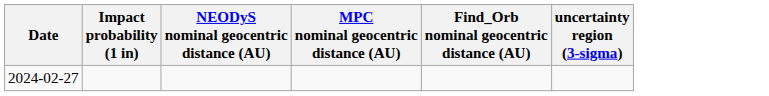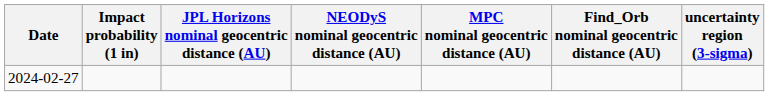+ column: (226, 35)
